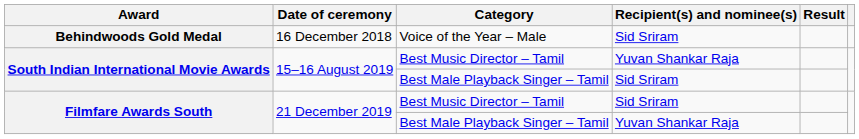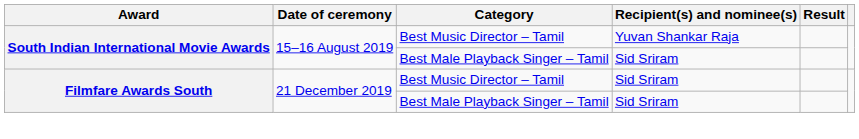- row: (139, 36)
(677, 123) Yuvan Shankar Raja -> (647, 101) Sid Sriram
